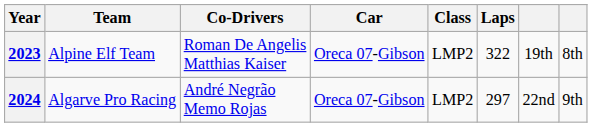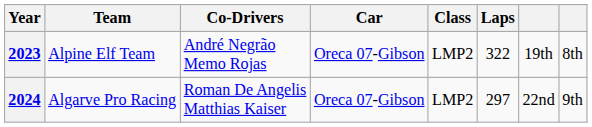(245, 54) Roman De Angelis Matthias Kaiser -> (230, 54) André Negrão Memo Rojas
(230, 99) André Negrão Memo Rojas -> (245, 99) Roman De Angelis Matthias Kaiser
